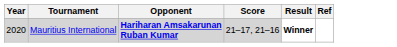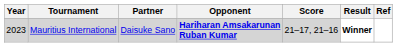+ column: (148, 12)
(16, 30) 2020 -> (16, 30) 2023
